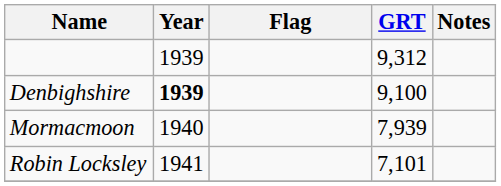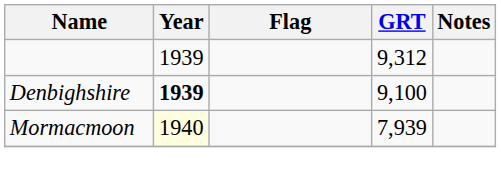(181, 127) no background -> (181, 127) lightyellow background
- row: (78, 163)
